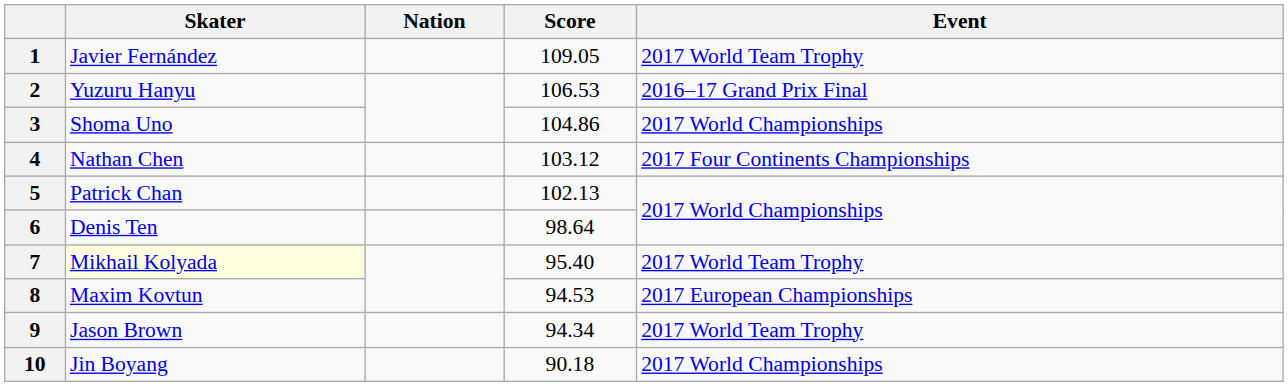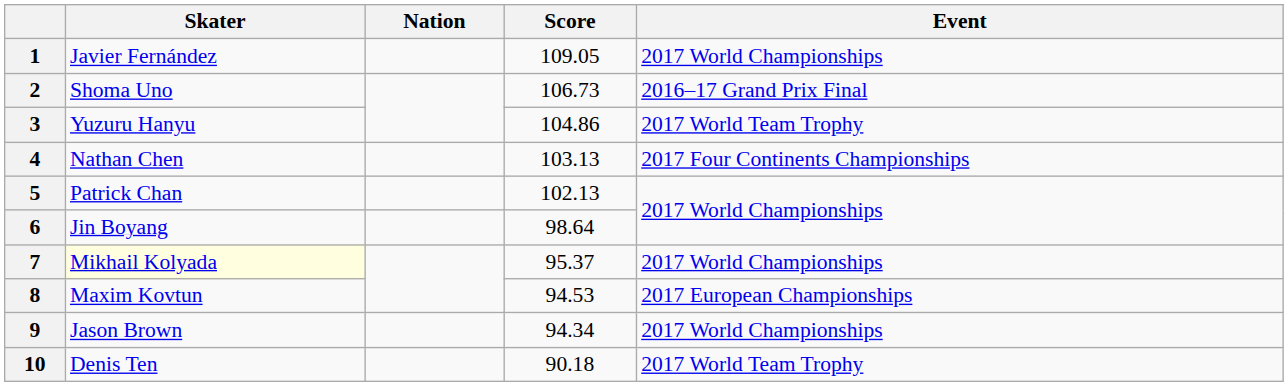(752, 55) 2017 World Team Trophy -> (762, 55) 2017 World Championships
(133, 90) Yuzuru Hanyu -> (121, 90) Shoma Uno
(570, 90) 106.53 -> (570, 90) 106.73
(121, 124) Shoma Uno -> (133, 124) Yuzuru Hanyu
(762, 124) 2017 World Championships -> (752, 124) 2017 World Team Trophy
(570, 158) 103.12 -> (570, 158) 103.13
(114, 227) Denis Ten -> (119, 227) Jin Boyang
(570, 261) 95.40 -> (570, 261) 95.37
(752, 261) 2017 World Team Trophy -> (762, 261) 2017 World Championships
(752, 329) 2017 World Team Trophy -> (762, 329) 2017 World Championships
(119, 364) Jin Boyang -> (114, 364) Denis Ten
(762, 364) 2017 World Championships -> (752, 364) 2017 World Team Trophy
